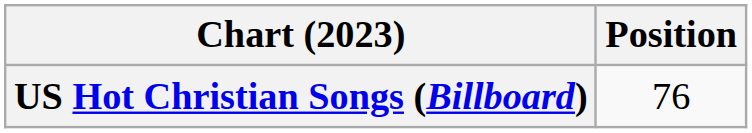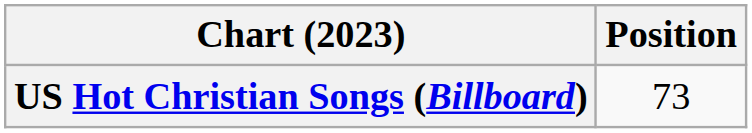(671, 95) 76 -> (671, 95) 73
